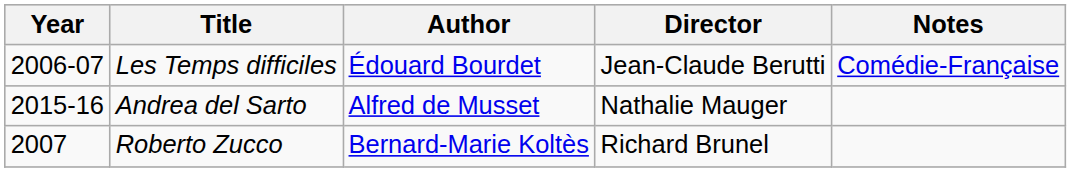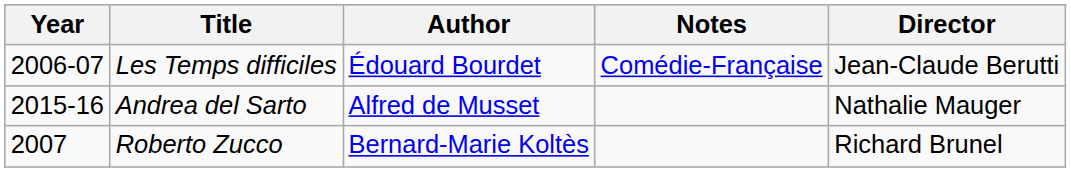columns swapped: (713, 24) <-> (948, 24)
